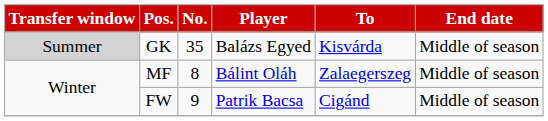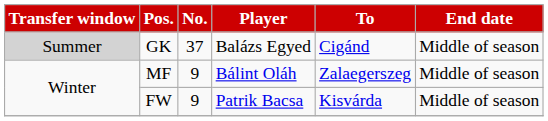(195, 45) 35 -> (195, 45) 37
(351, 45) Kisvárda -> (344, 45) Cigánd
(195, 73) 8 -> (195, 73) 9
(344, 101) Cigánd -> (351, 101) Kisvárda
